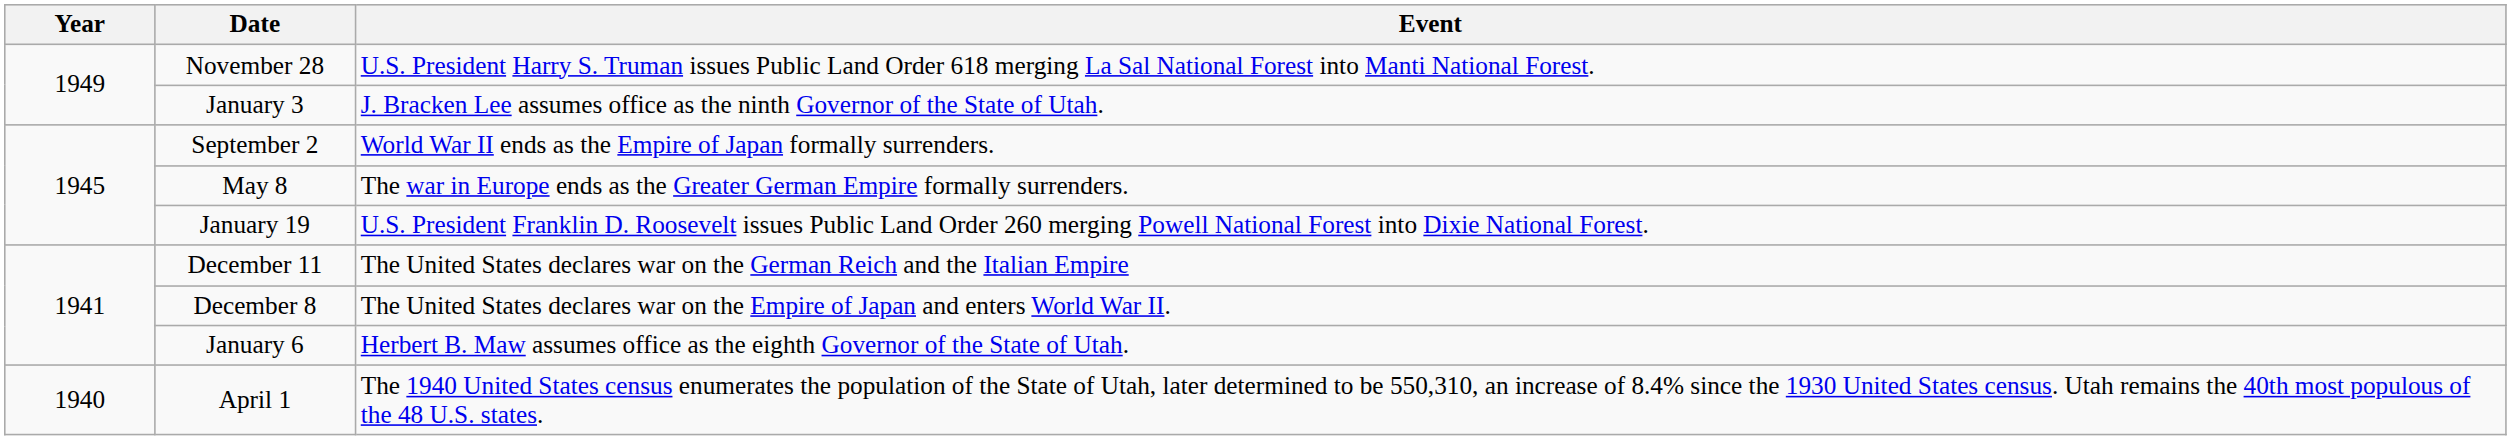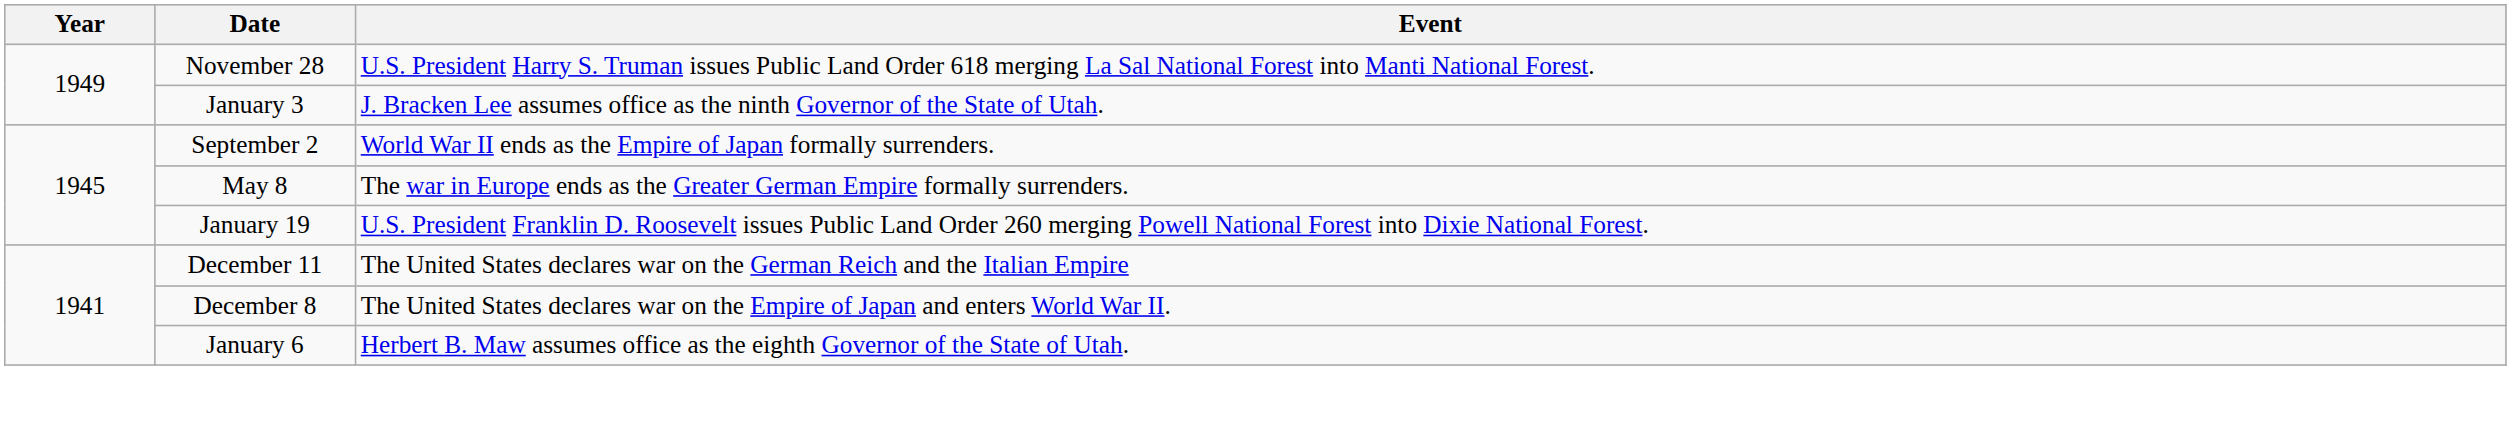- row: (255, 399)
